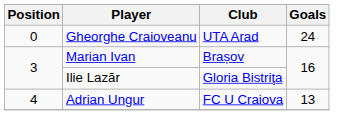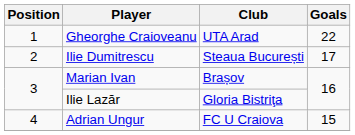(34, 36) 0 -> (34, 36) 1
(308, 36) 24 -> (328, 36) 22
+ row: (110, 57)
(308, 99) 13 -> (328, 120) 15
